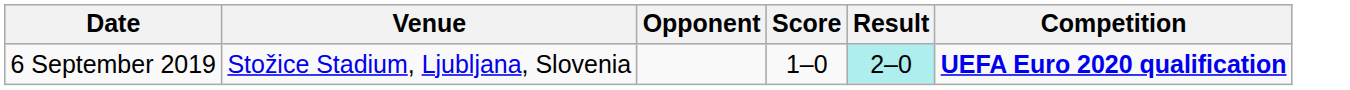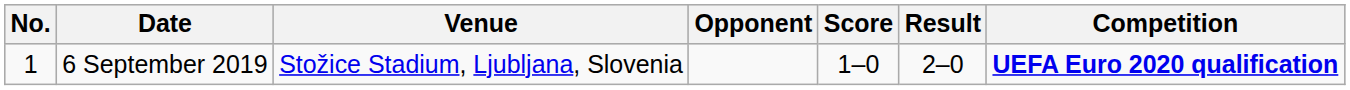+ column: (31, 24)
(891, 63) paleturquoise background -> (943, 63) no background
